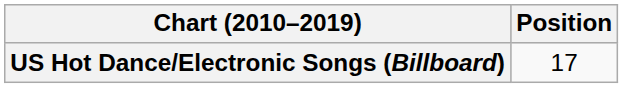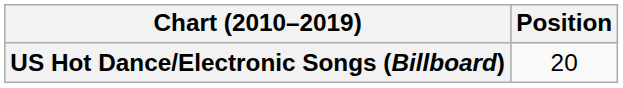(564, 62) 17 -> (564, 62) 20
